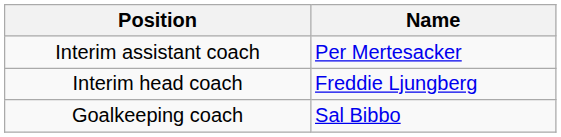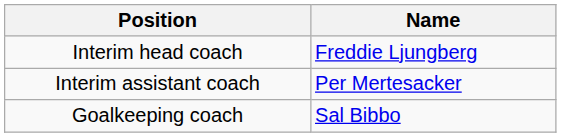rows swapped: (158, 83) <-> (158, 52)
